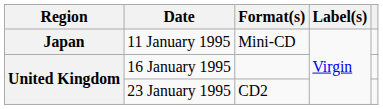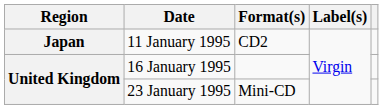(267, 41) Mini-CD -> (253, 41) CD2
(253, 91) CD2 -> (267, 91) Mini-CD
